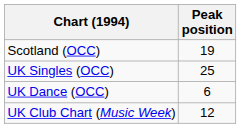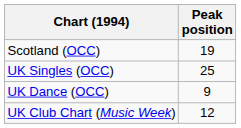(207, 92) 6 -> (207, 92) 9
